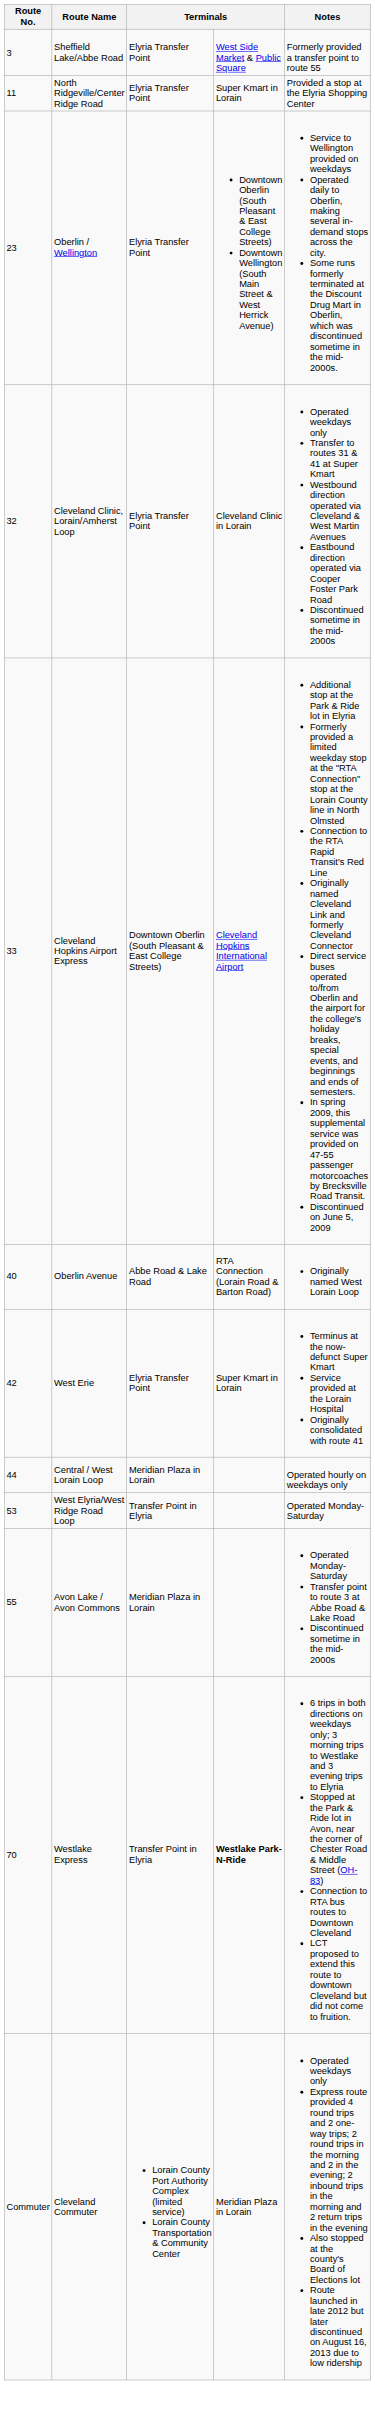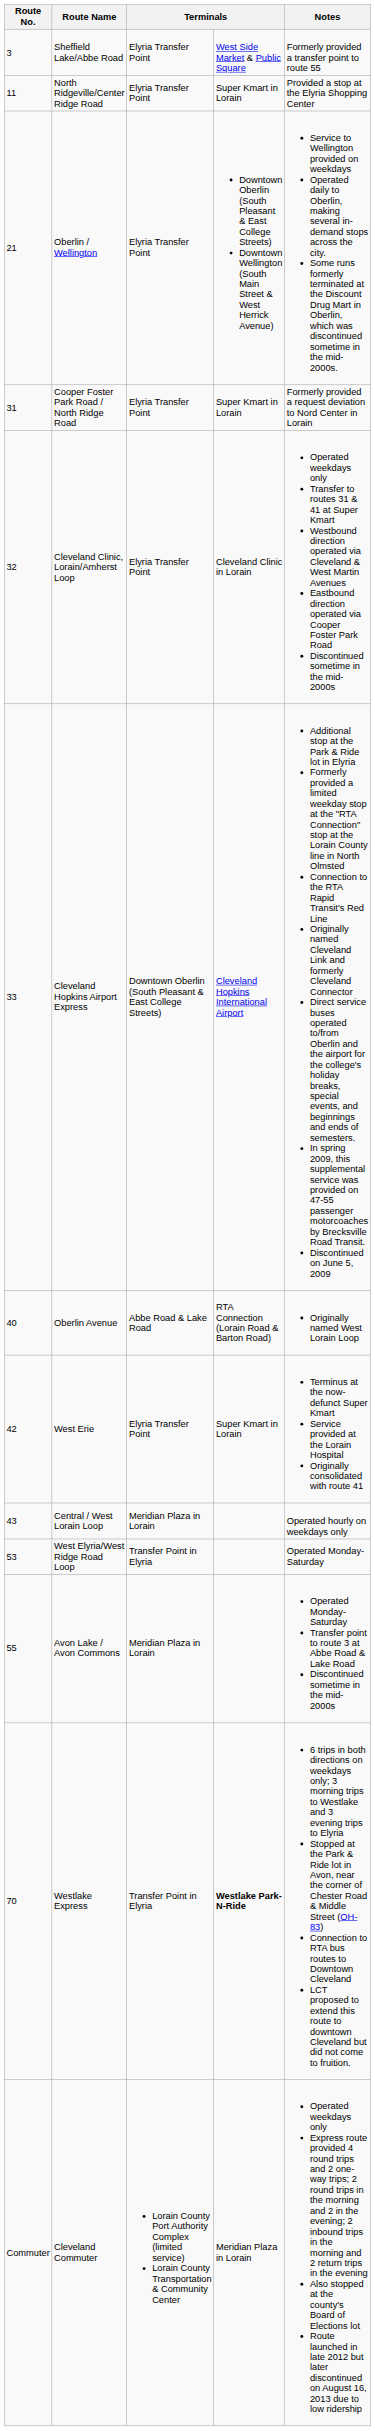(12, 247) 23 -> (12, 247) 21
+ row: (84, 407)
(12, 1475) 44 -> (12, 1521) 43
